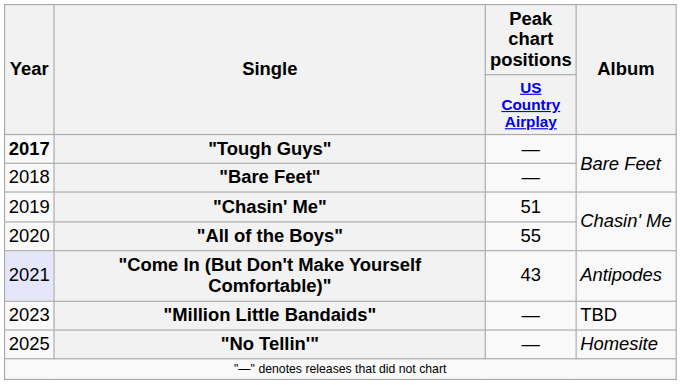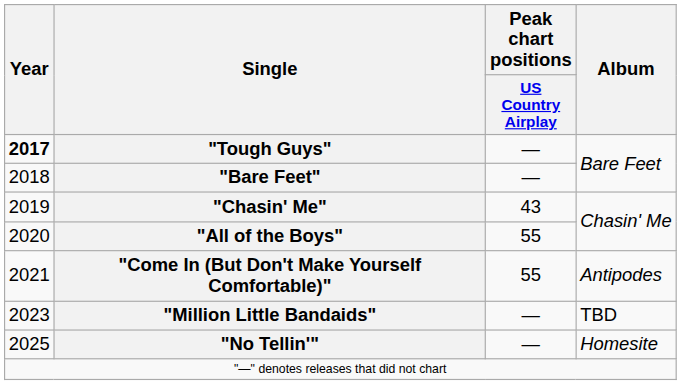(531, 207) 51 -> (531, 207) 43
(29, 275) lavender background -> (29, 275) no background
(531, 275) 43 -> (531, 275) 55
